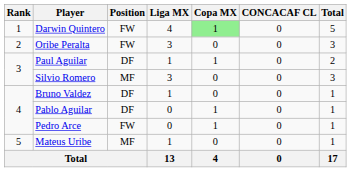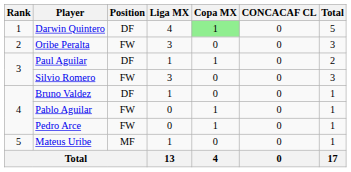(127, 28) FW -> (127, 28) DF
(127, 77) MF -> (127, 77) FW
(127, 110) DF -> (127, 110) FW
